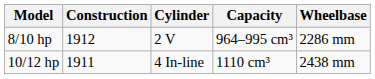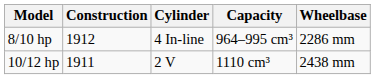(165, 39) 2 V -> (179, 39) 4 In-line
(179, 62) 4 In-line -> (165, 62) 2 V
